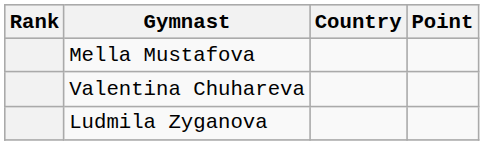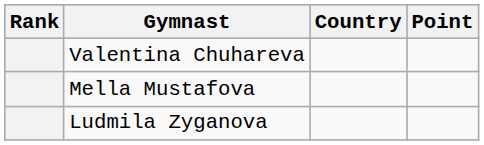rows swapped: (187, 89) <-> (162, 55)
